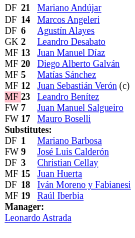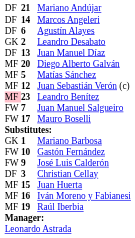(11, 52) MF -> (11, 52) DF
(11, 141) DF -> (11, 141) GK
+ row: (71, 152)
(11, 185) DF -> (11, 196) MF
(26, 185) 18 -> (26, 196) 16
